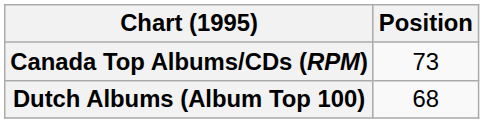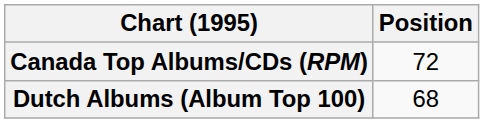(426, 61) 73 -> (426, 61) 72
